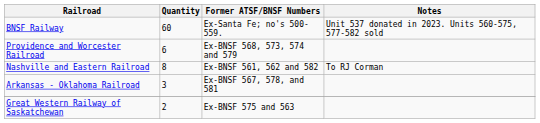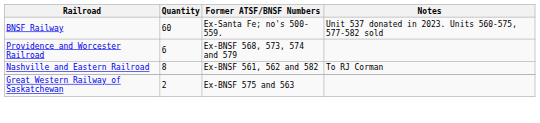- row: (73, 85)
